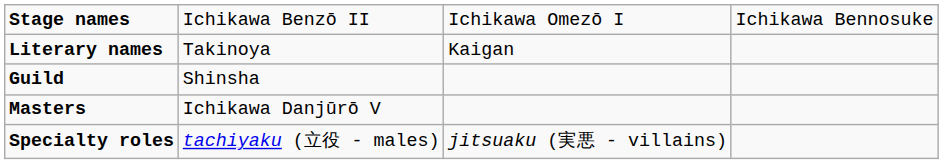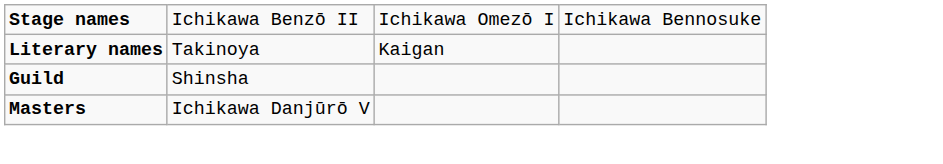- row: (92, 141)
